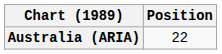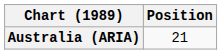(180, 38) 22 -> (180, 38) 21
